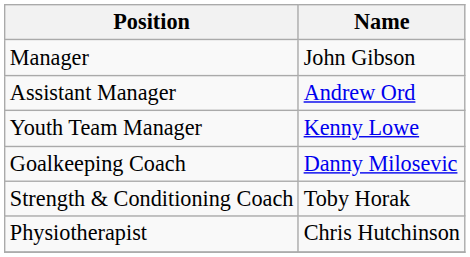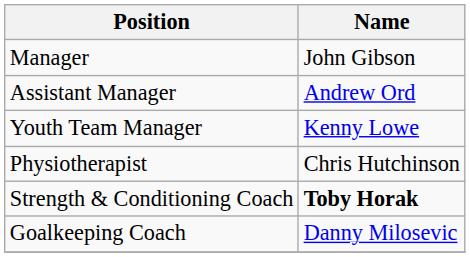rows swapped: (98, 163) <-> (78, 233)
(357, 198) normal -> (361, 198) bold
